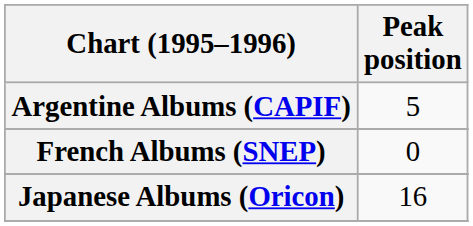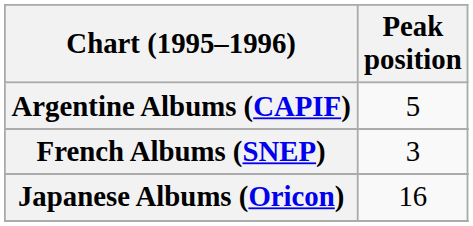(413, 151) 0 -> (413, 151) 3
